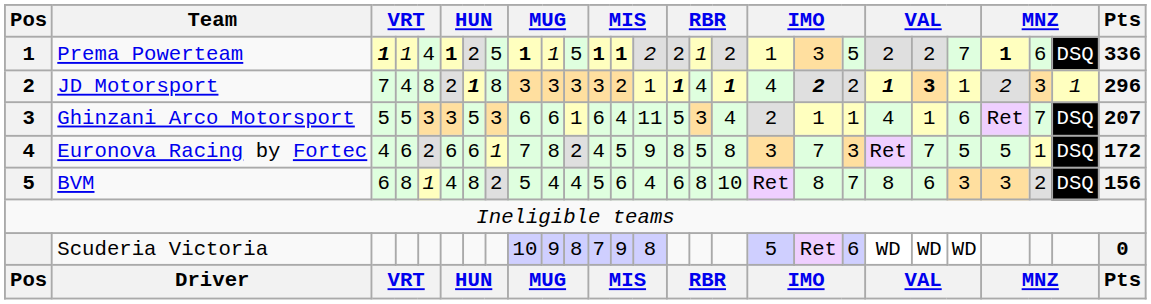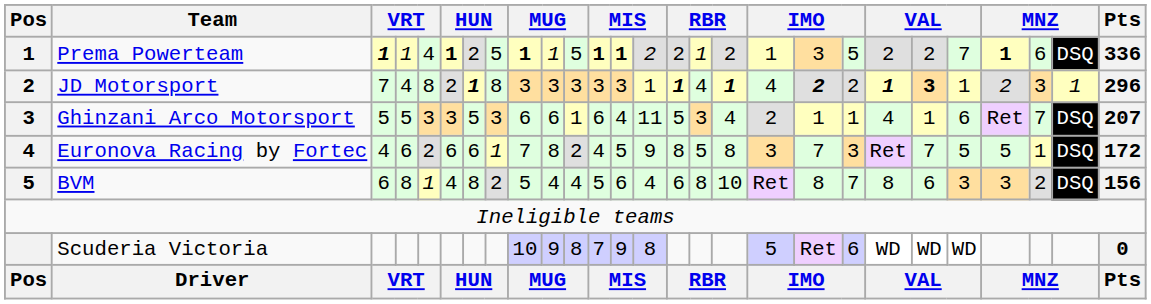(621, 86) 2 -> (621, 86) 3
